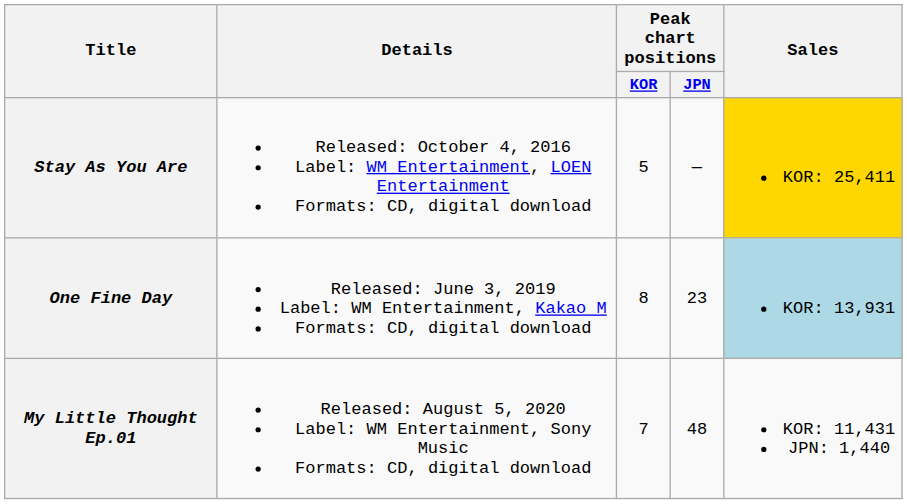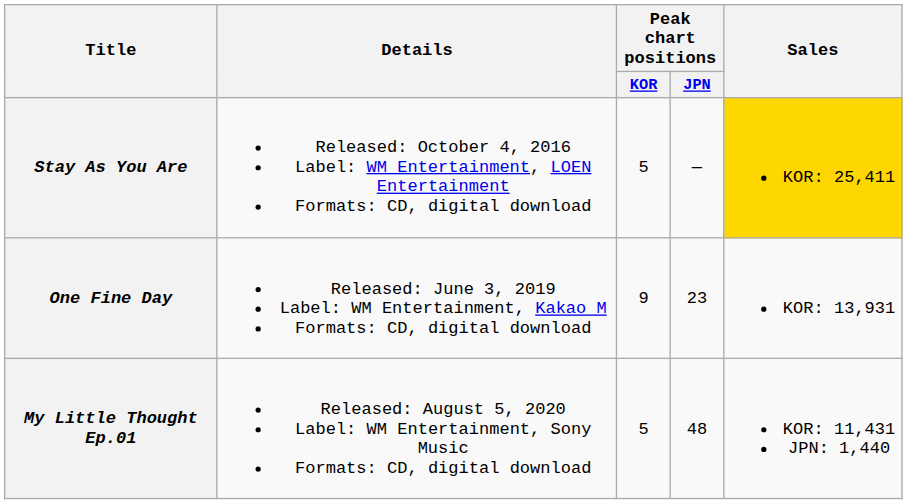(644, 298) 8 -> (644, 298) 9
(813, 308) lightblue background -> (813, 308) no background
(644, 429) 7 -> (644, 429) 5
